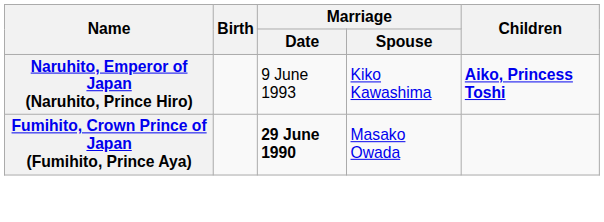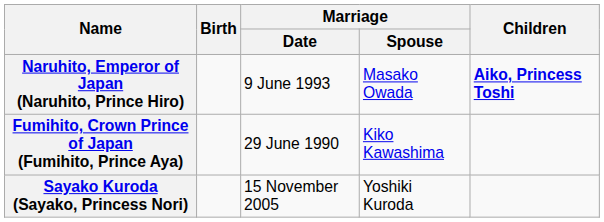(391, 84) Kiko Kawashima -> (390, 84) Masako Owada
(290, 144) bold -> (292, 144) normal
(378, 144) Masako Owada -> (403, 144) Kiko Kawashima
+ row: (101, 195)
